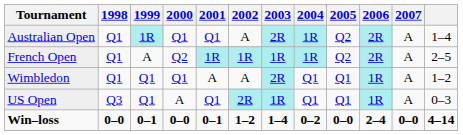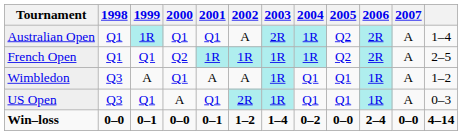(147, 57) A -> (147, 57) Q1
(114, 78) Q1 -> (114, 78) Q3
(147, 78) Q1 -> (147, 78) A
(278, 78) 2R -> (278, 78) 1R
